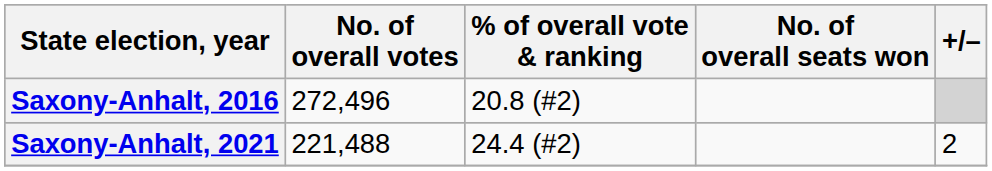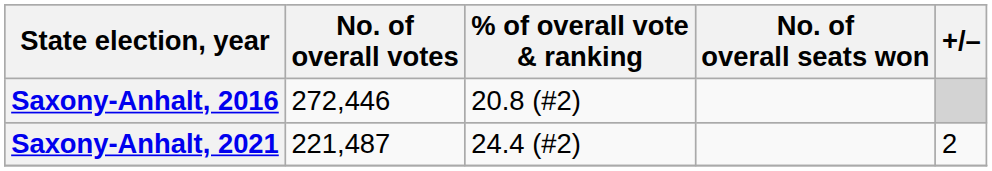(341, 100) 272,496 -> (341, 100) 272,446
(341, 143) 221,488 -> (341, 143) 221,487
